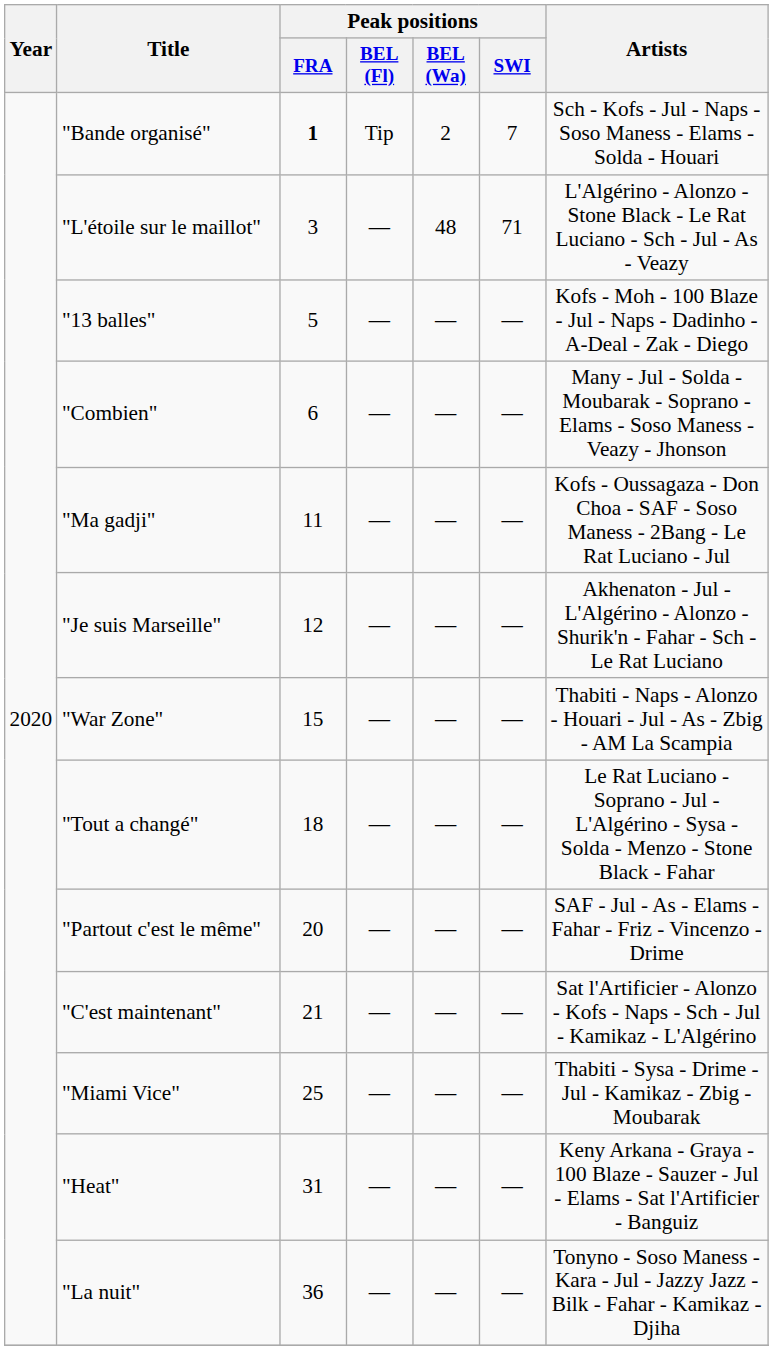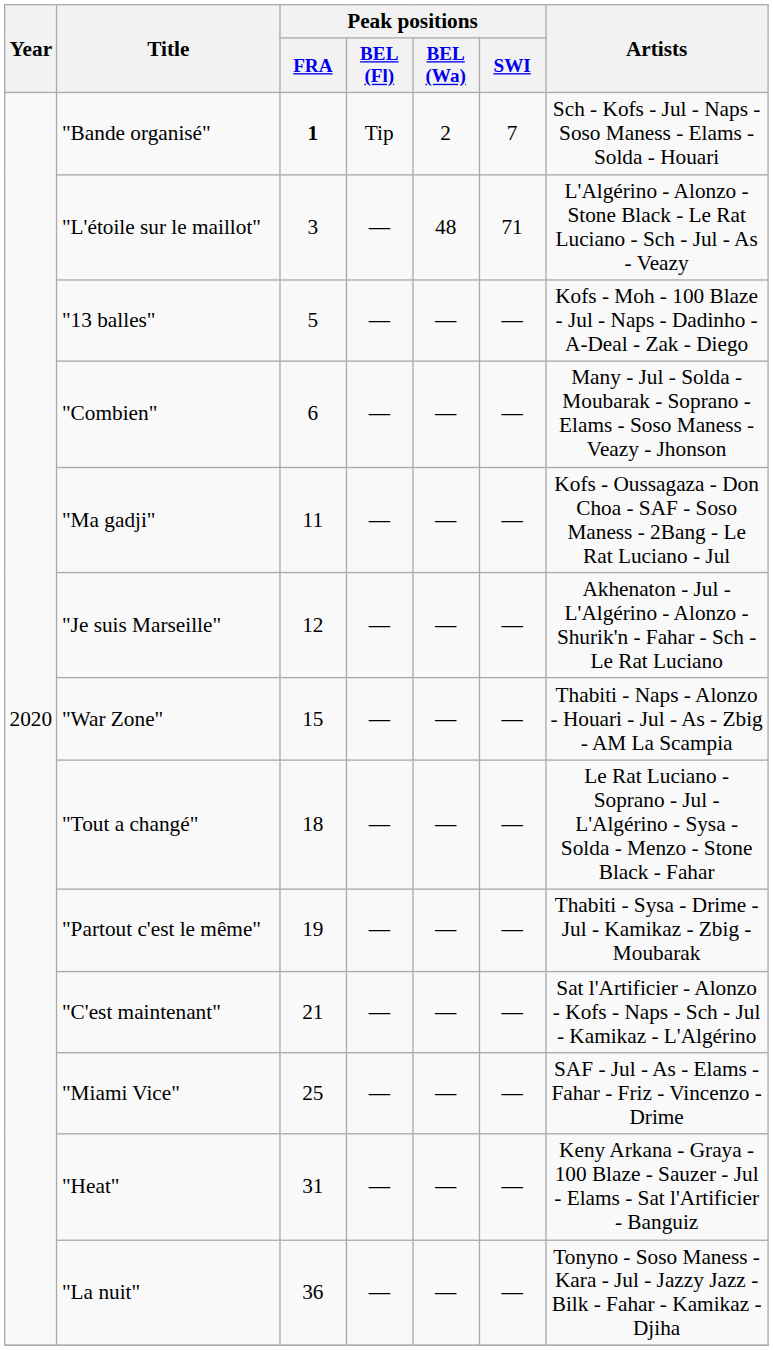(313, 929) 20 -> (313, 929) 19
(657, 929) SAF - Jul - As - Elams - Fahar - Friz - Vincenzo - Drime -> (657, 929) Thabiti - Sysa - Drime - Jul - Kamikaz - Zbig - Moubarak
(657, 1093) Thabiti - Sysa - Drime - Jul - Kamikaz - Zbig - Moubarak -> (657, 1093) SAF - Jul - As - Elams - Fahar - Friz - Vincenzo - Drime
